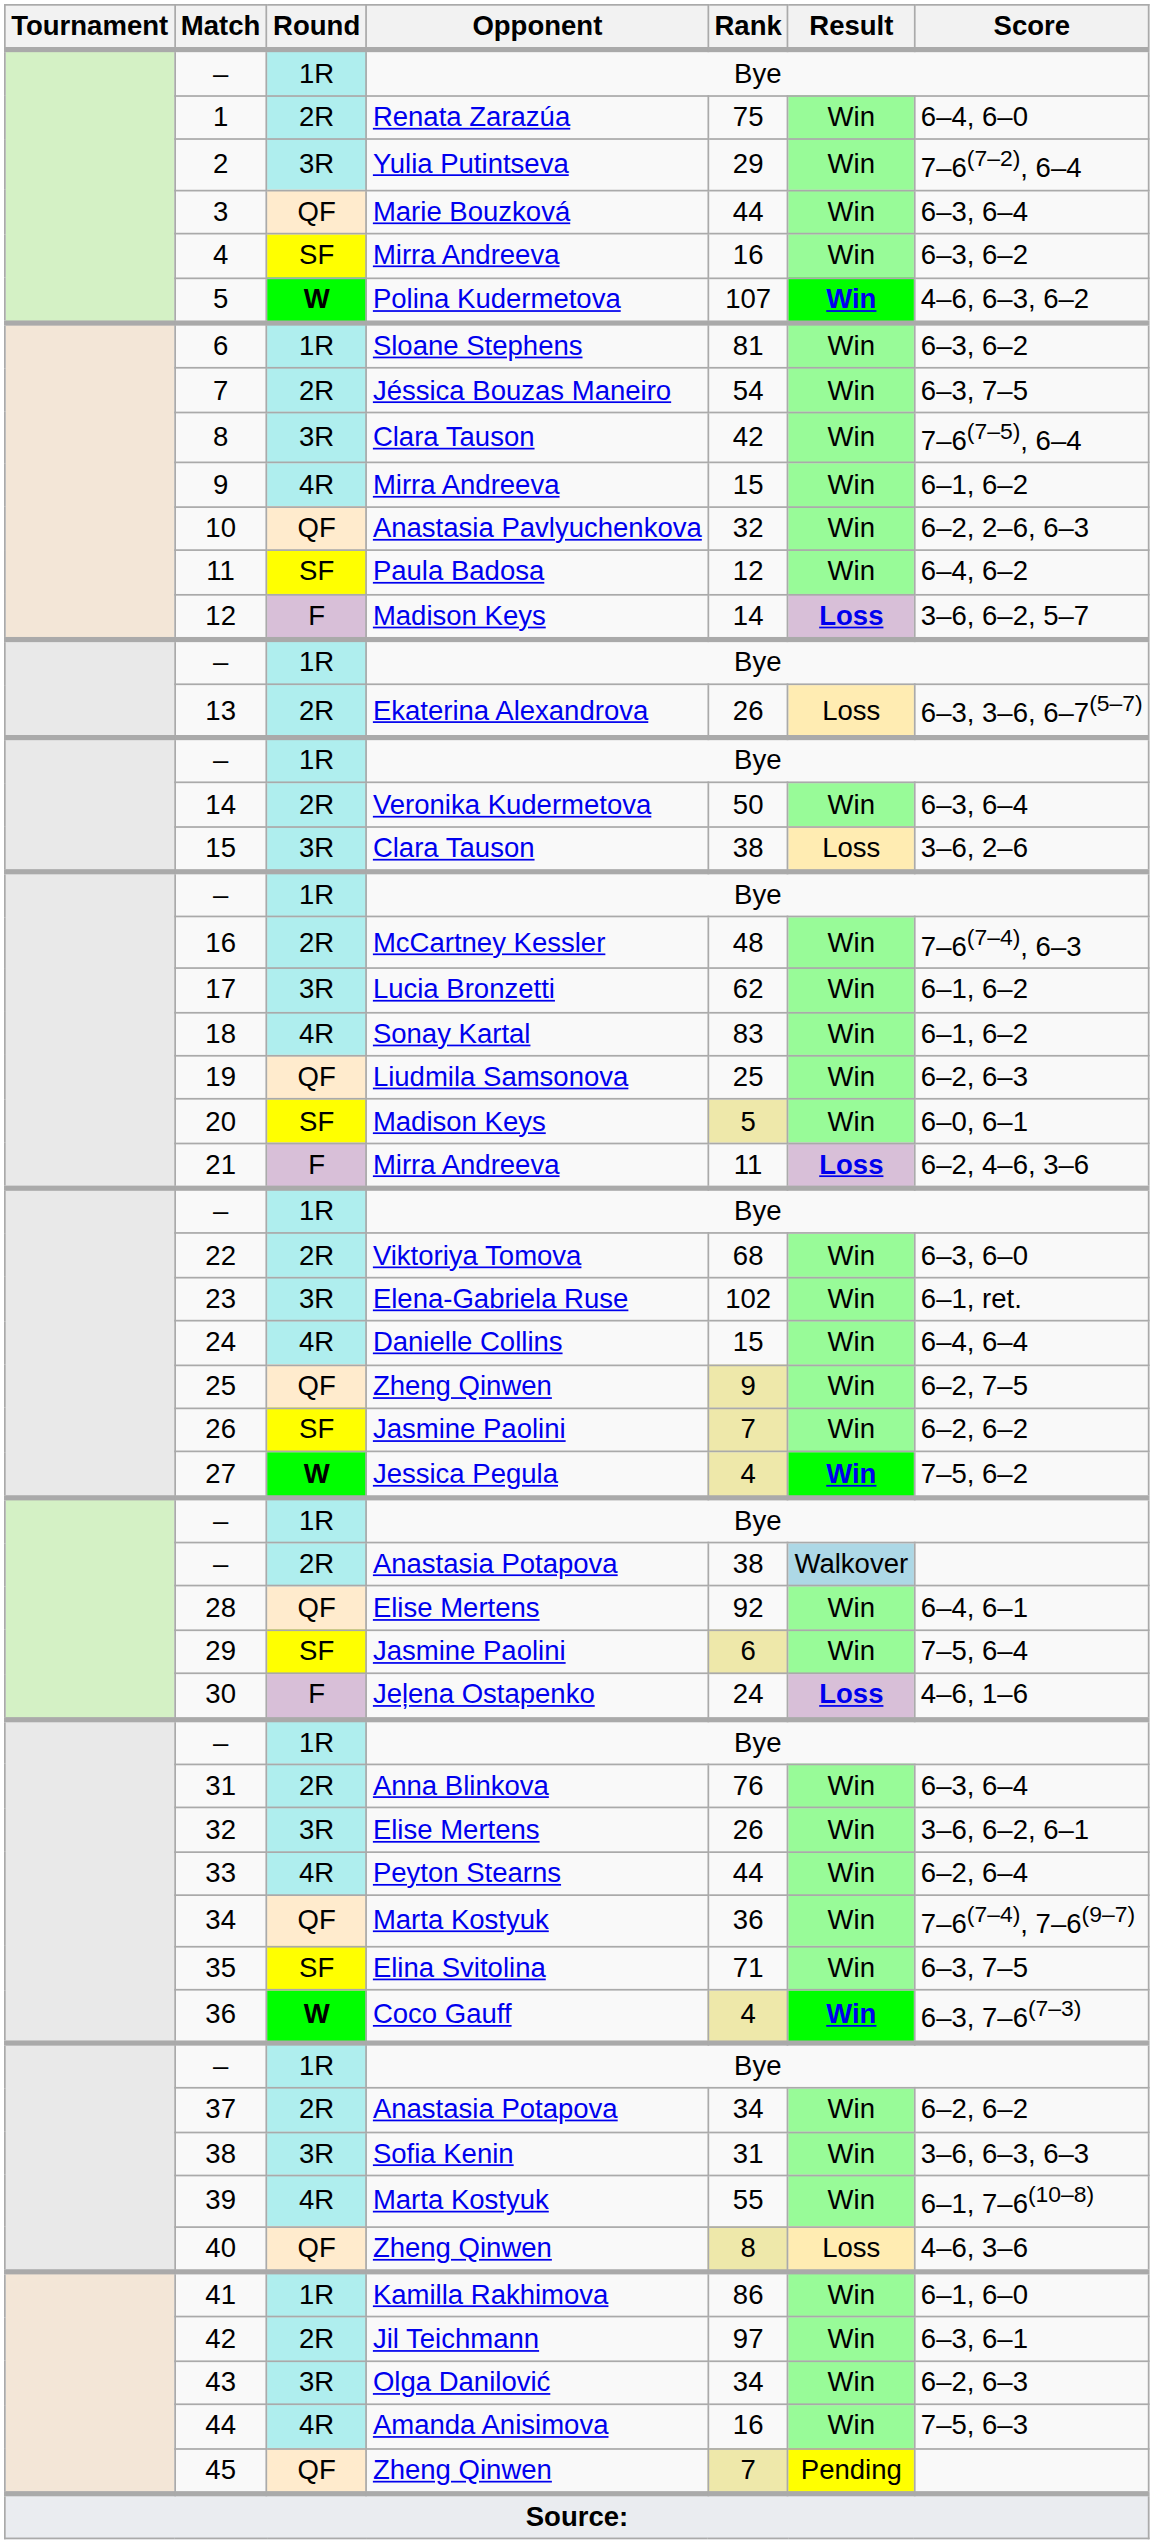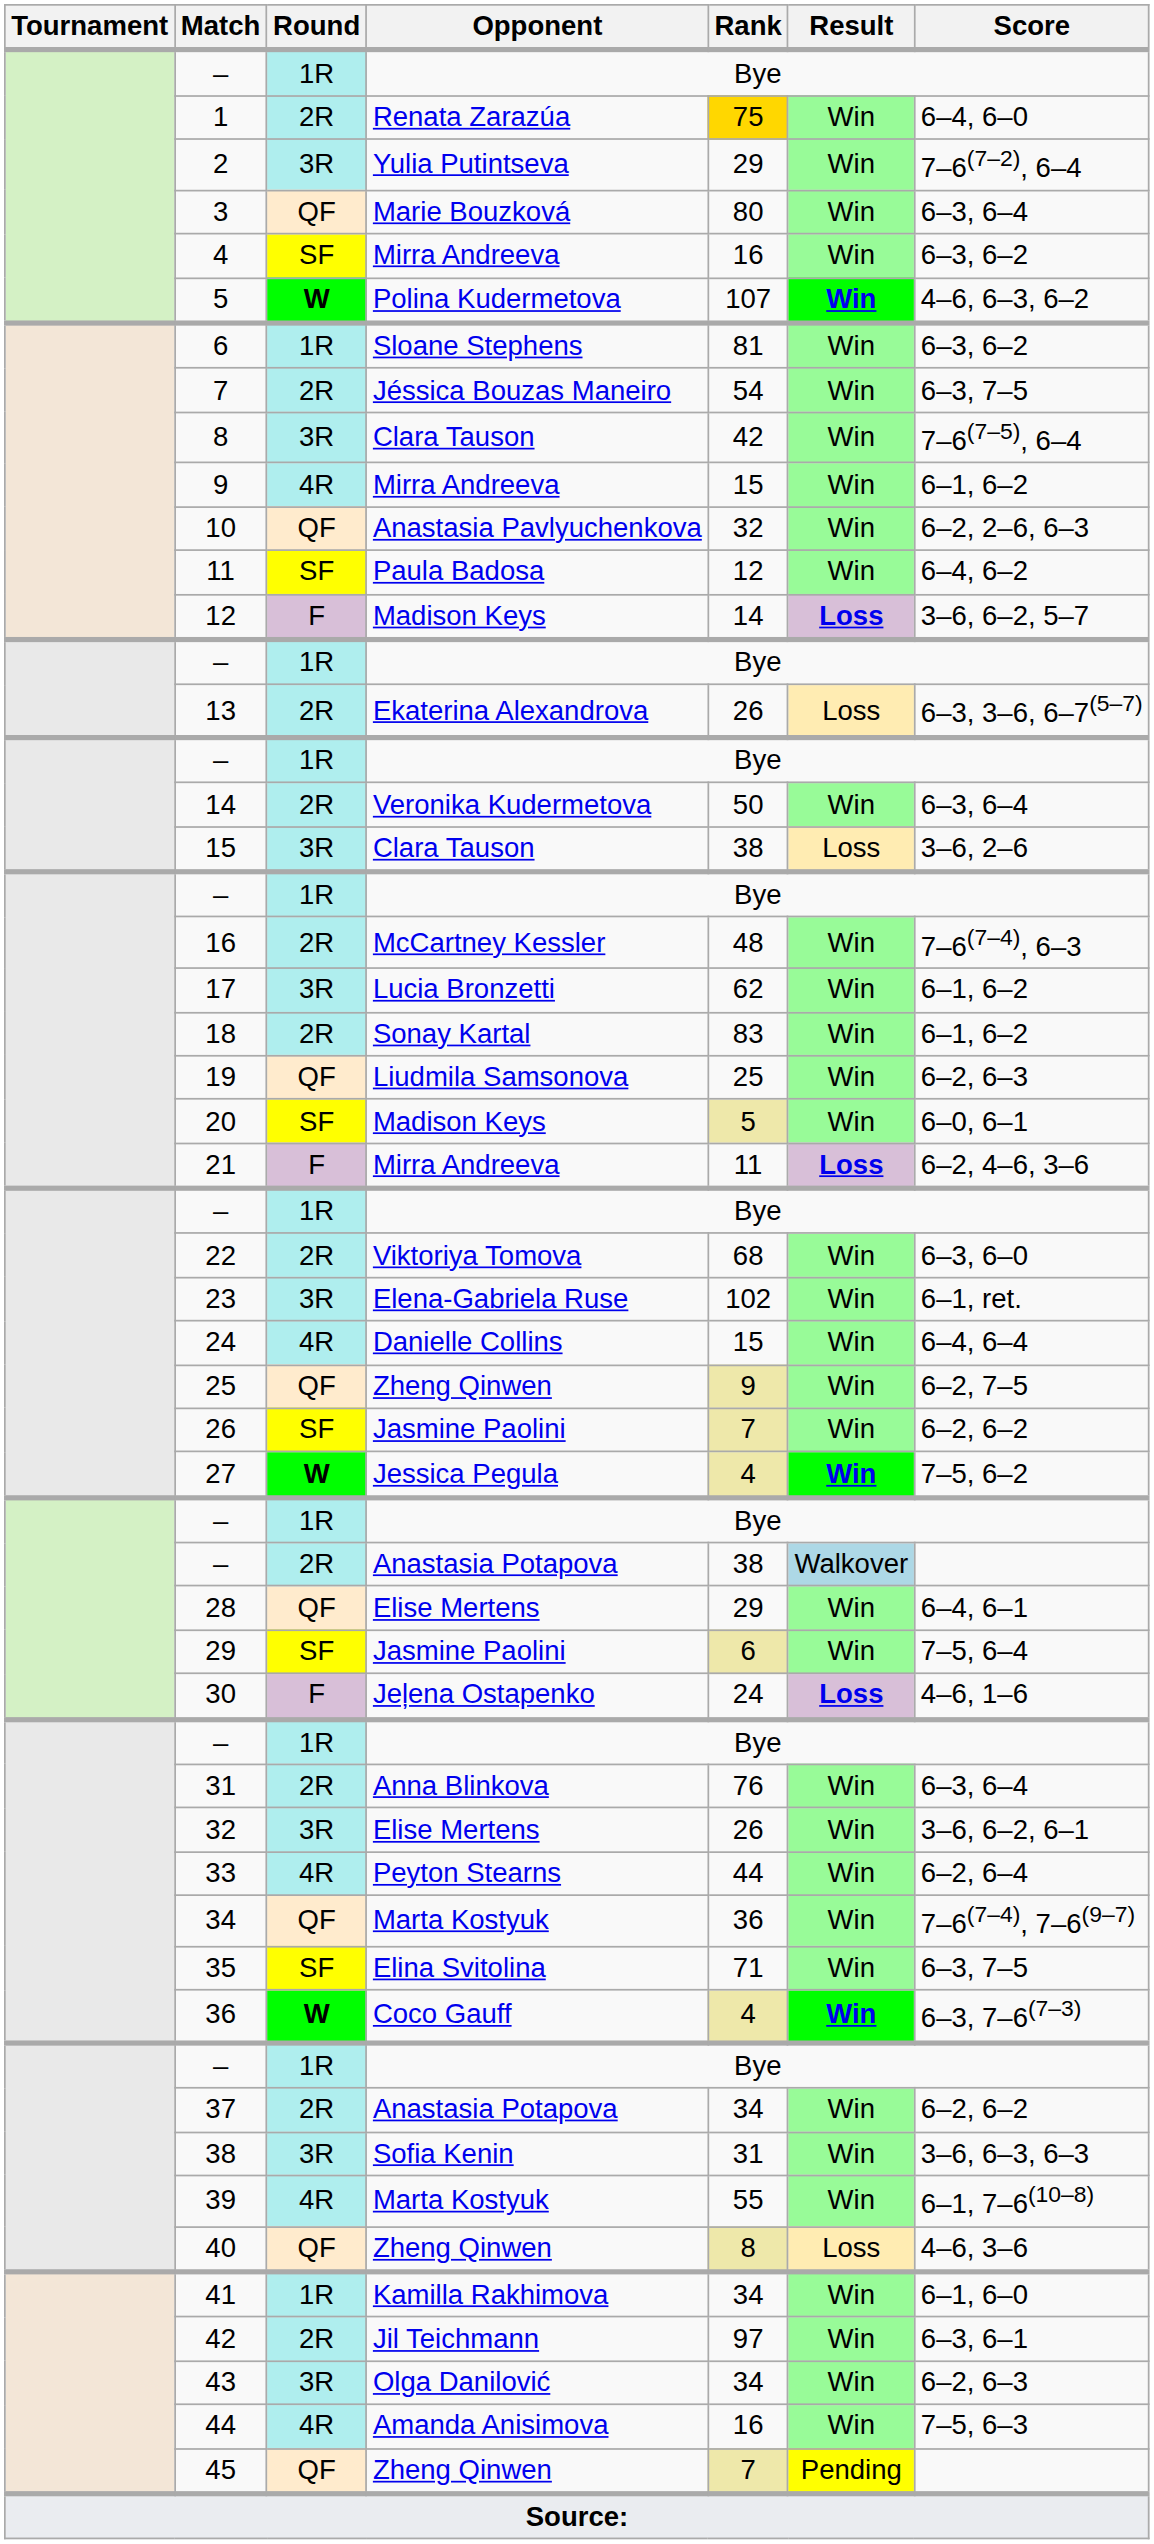(748, 117) no background -> (748, 117) gold background
(748, 211) 44 -> (748, 211) 80
(317, 1033) 4R -> (317, 1033) 2R
(748, 1607) 92 -> (748, 1607) 29
(748, 2295) 86 -> (748, 2295) 34
